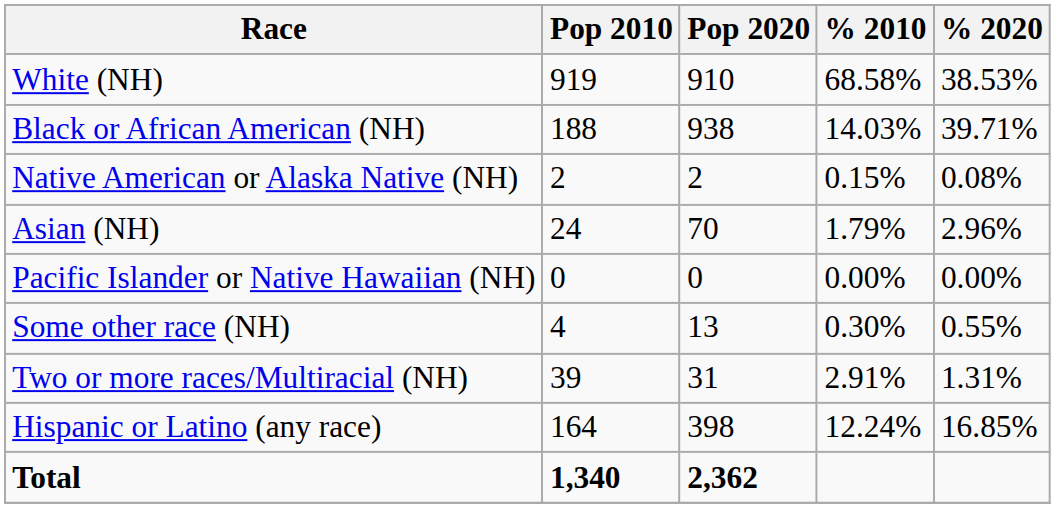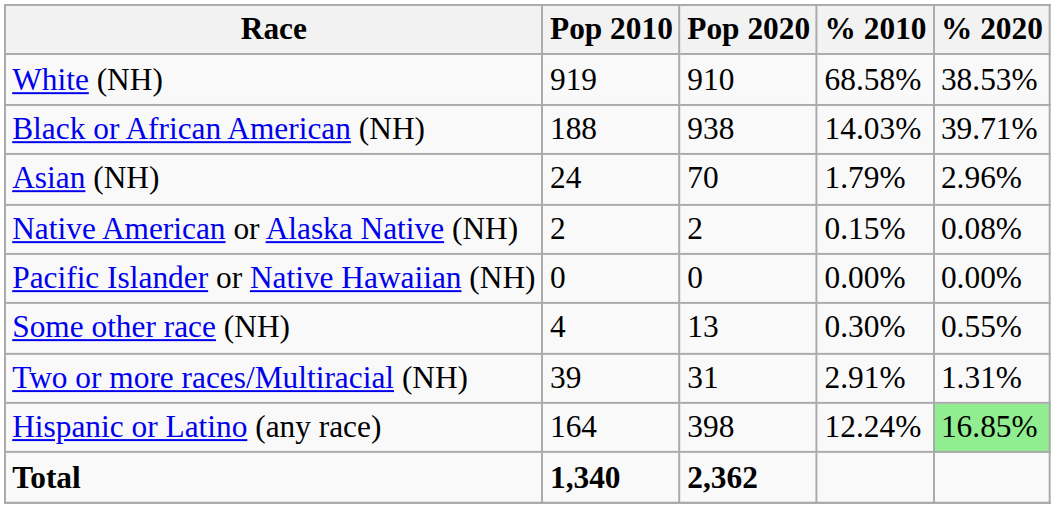rows swapped: (265, 178) <-> (86, 228)
(989, 427) no background -> (989, 427) lightgreen background
